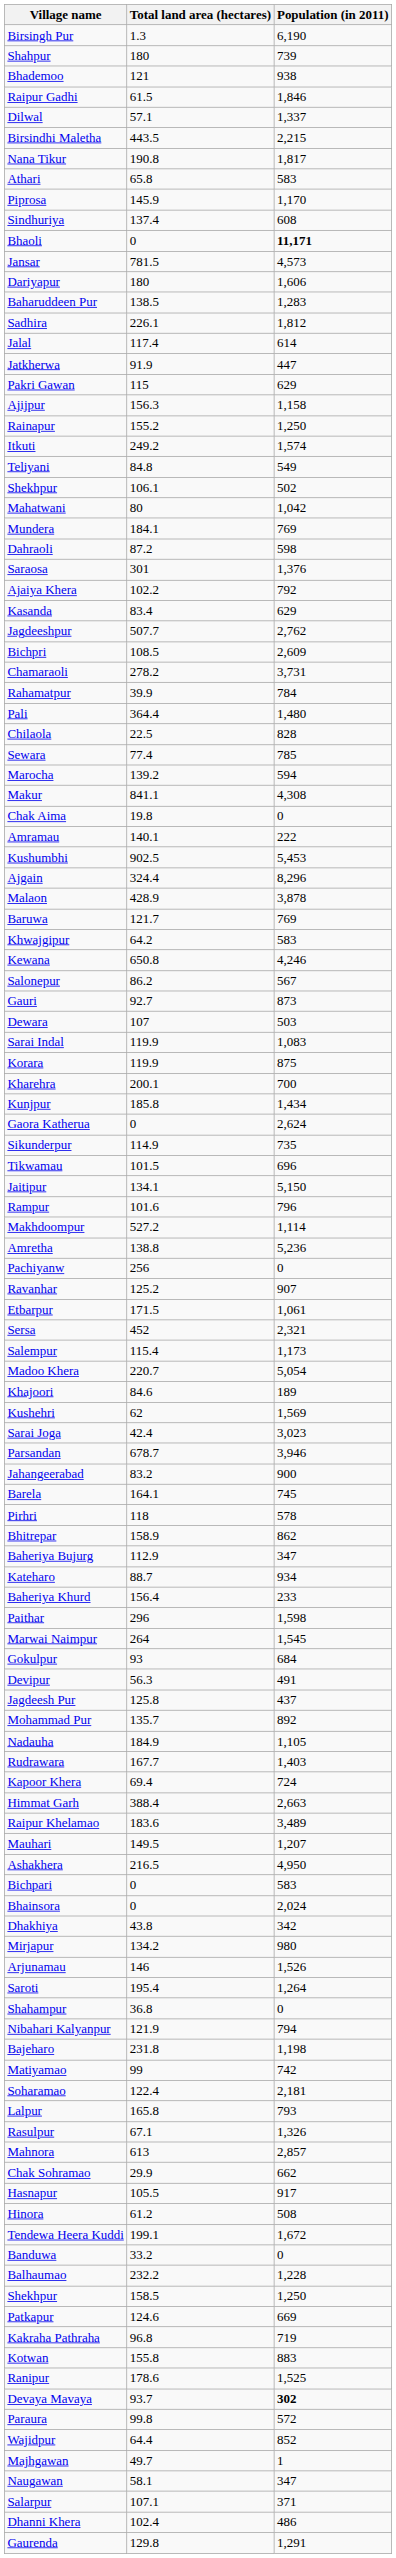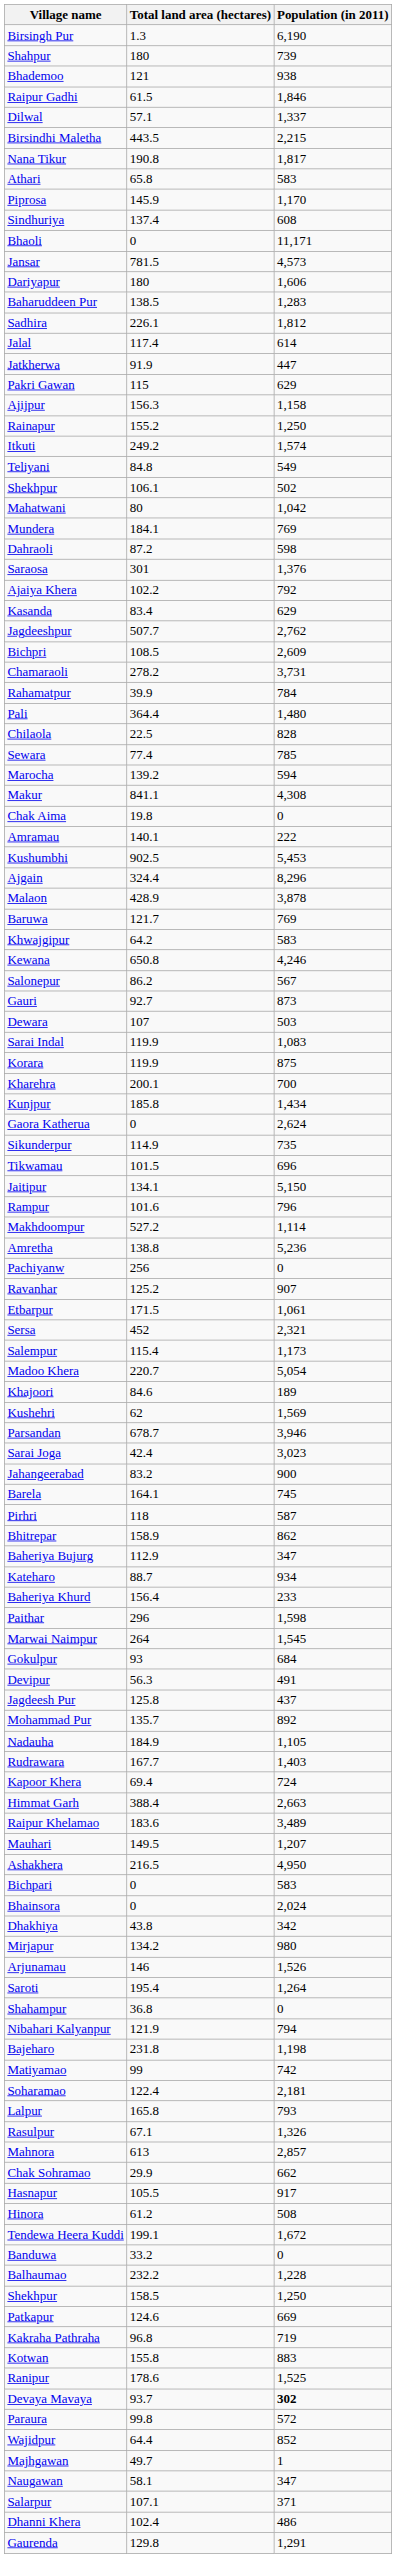(294, 240) bold -> (295, 240) normal
rows swapped: (34, 1453) <-> (34, 1432)
(287, 1515) 578 -> (287, 1515) 587
